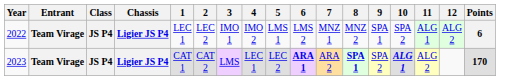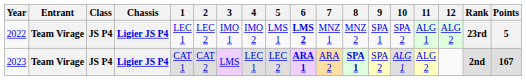+ column: (477, 12)
(303, 34) normal -> (303, 34) bold
(480, 34) 6 -> (506, 34) 5
(403, 61) bold -> (402, 61) normal
(480, 61) 170 -> (506, 61) 167
